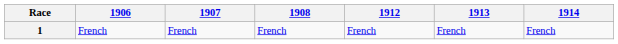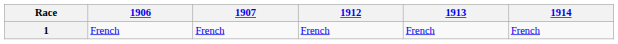- column: (300, 13)
